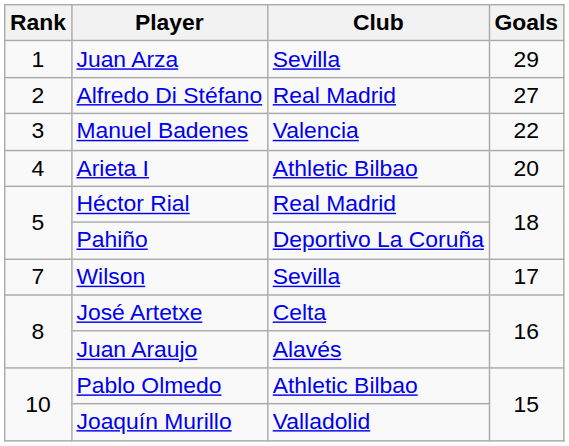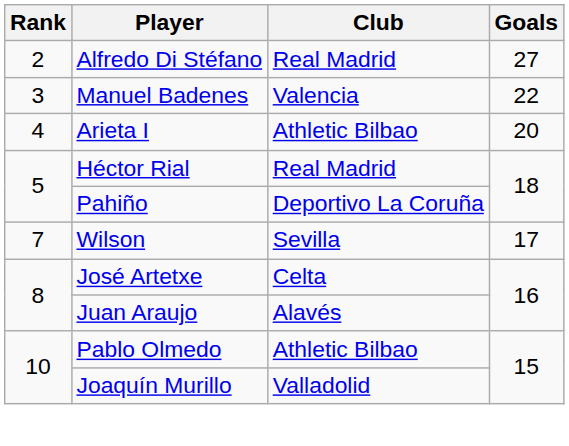- row: (127, 58)
